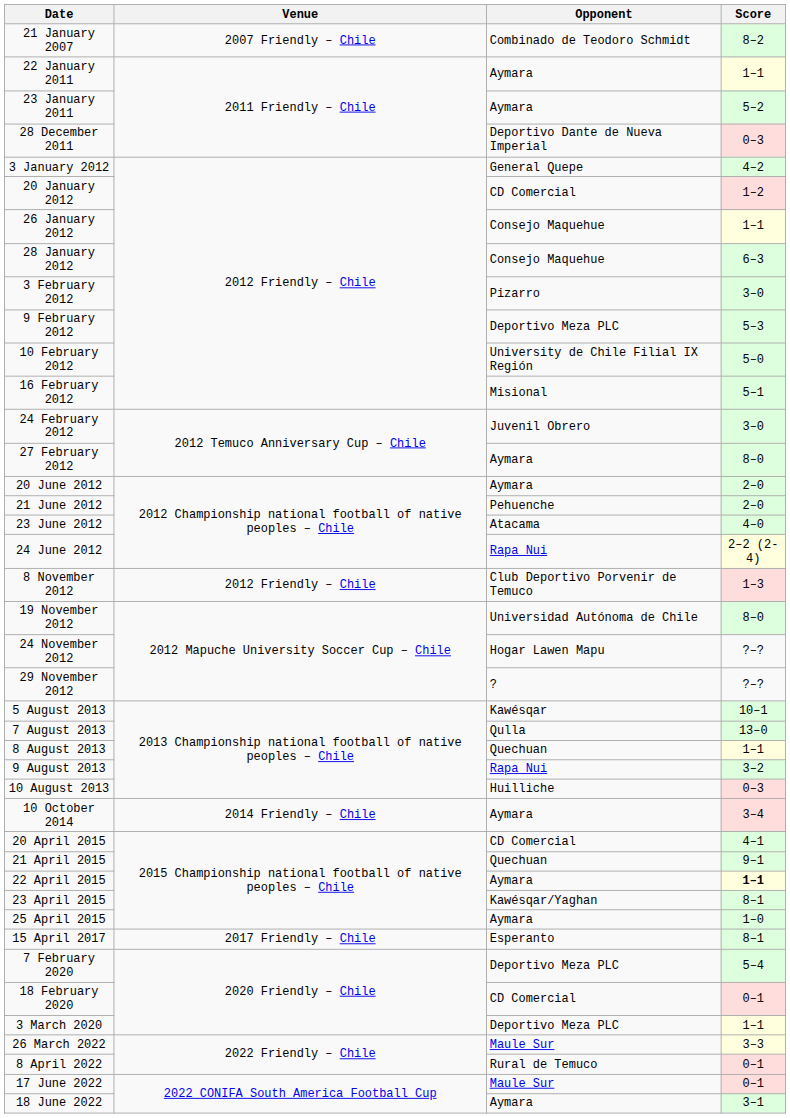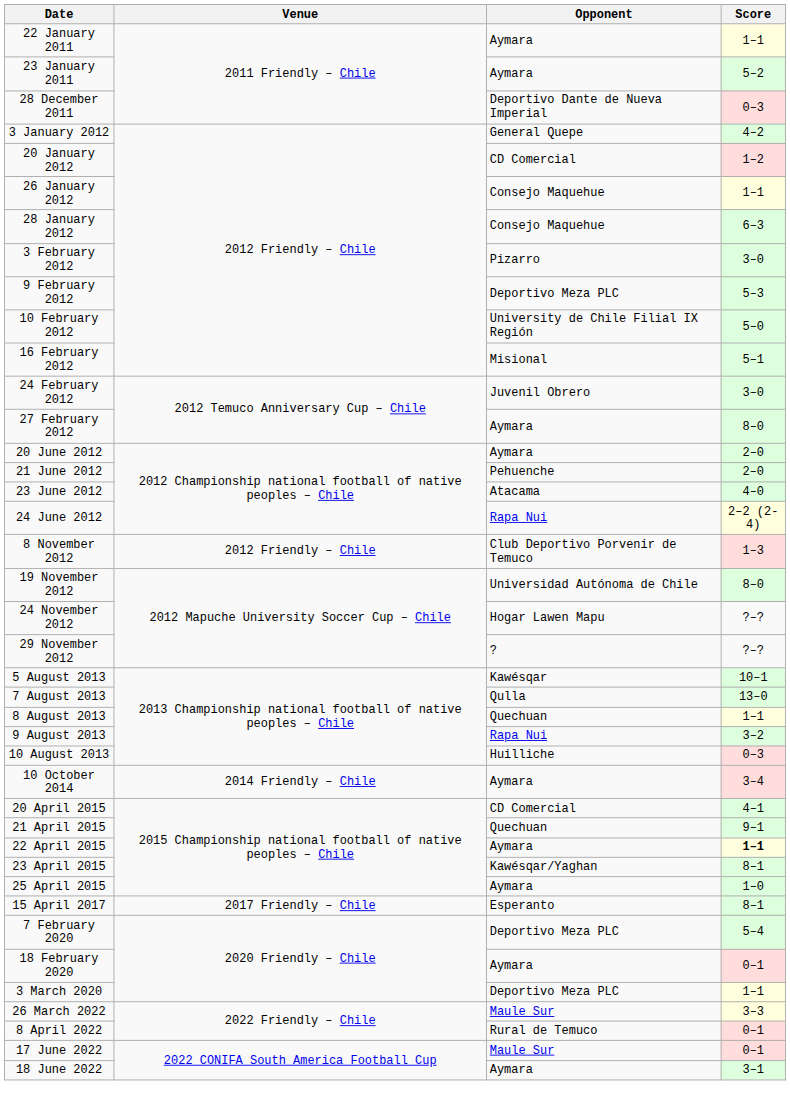- row: (59, 41)
(533, 999) CD Comercial -> (511, 966) Aymara
